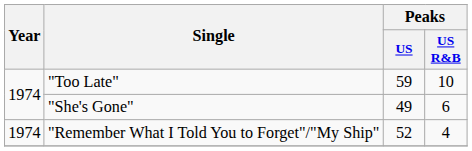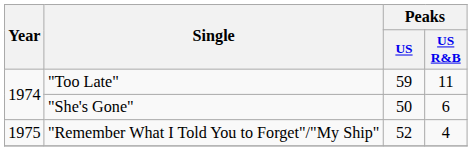(446, 81) 10 -> (446, 81) 11
(404, 107) 49 -> (404, 107) 50
(24, 132) 1974 -> (24, 132) 1975
